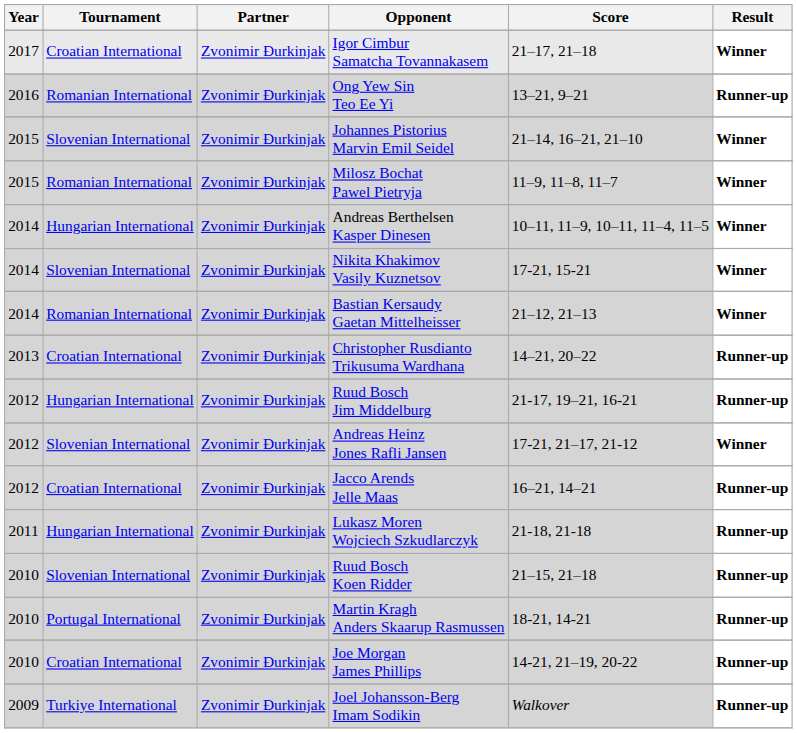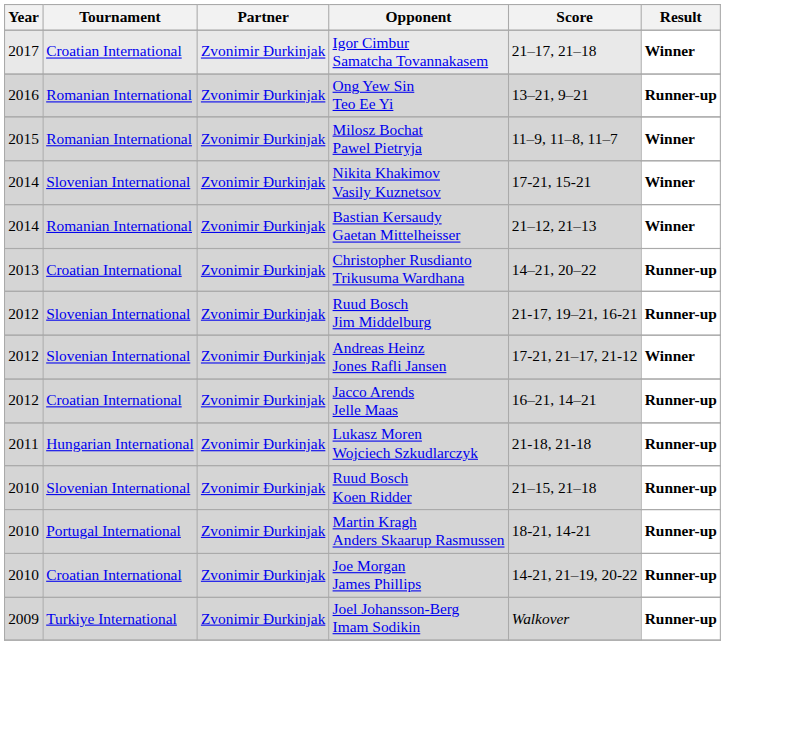- row: (393, 139)
- row: (393, 226)
(120, 400) Hungarian International -> (118, 313) Slovenian International
